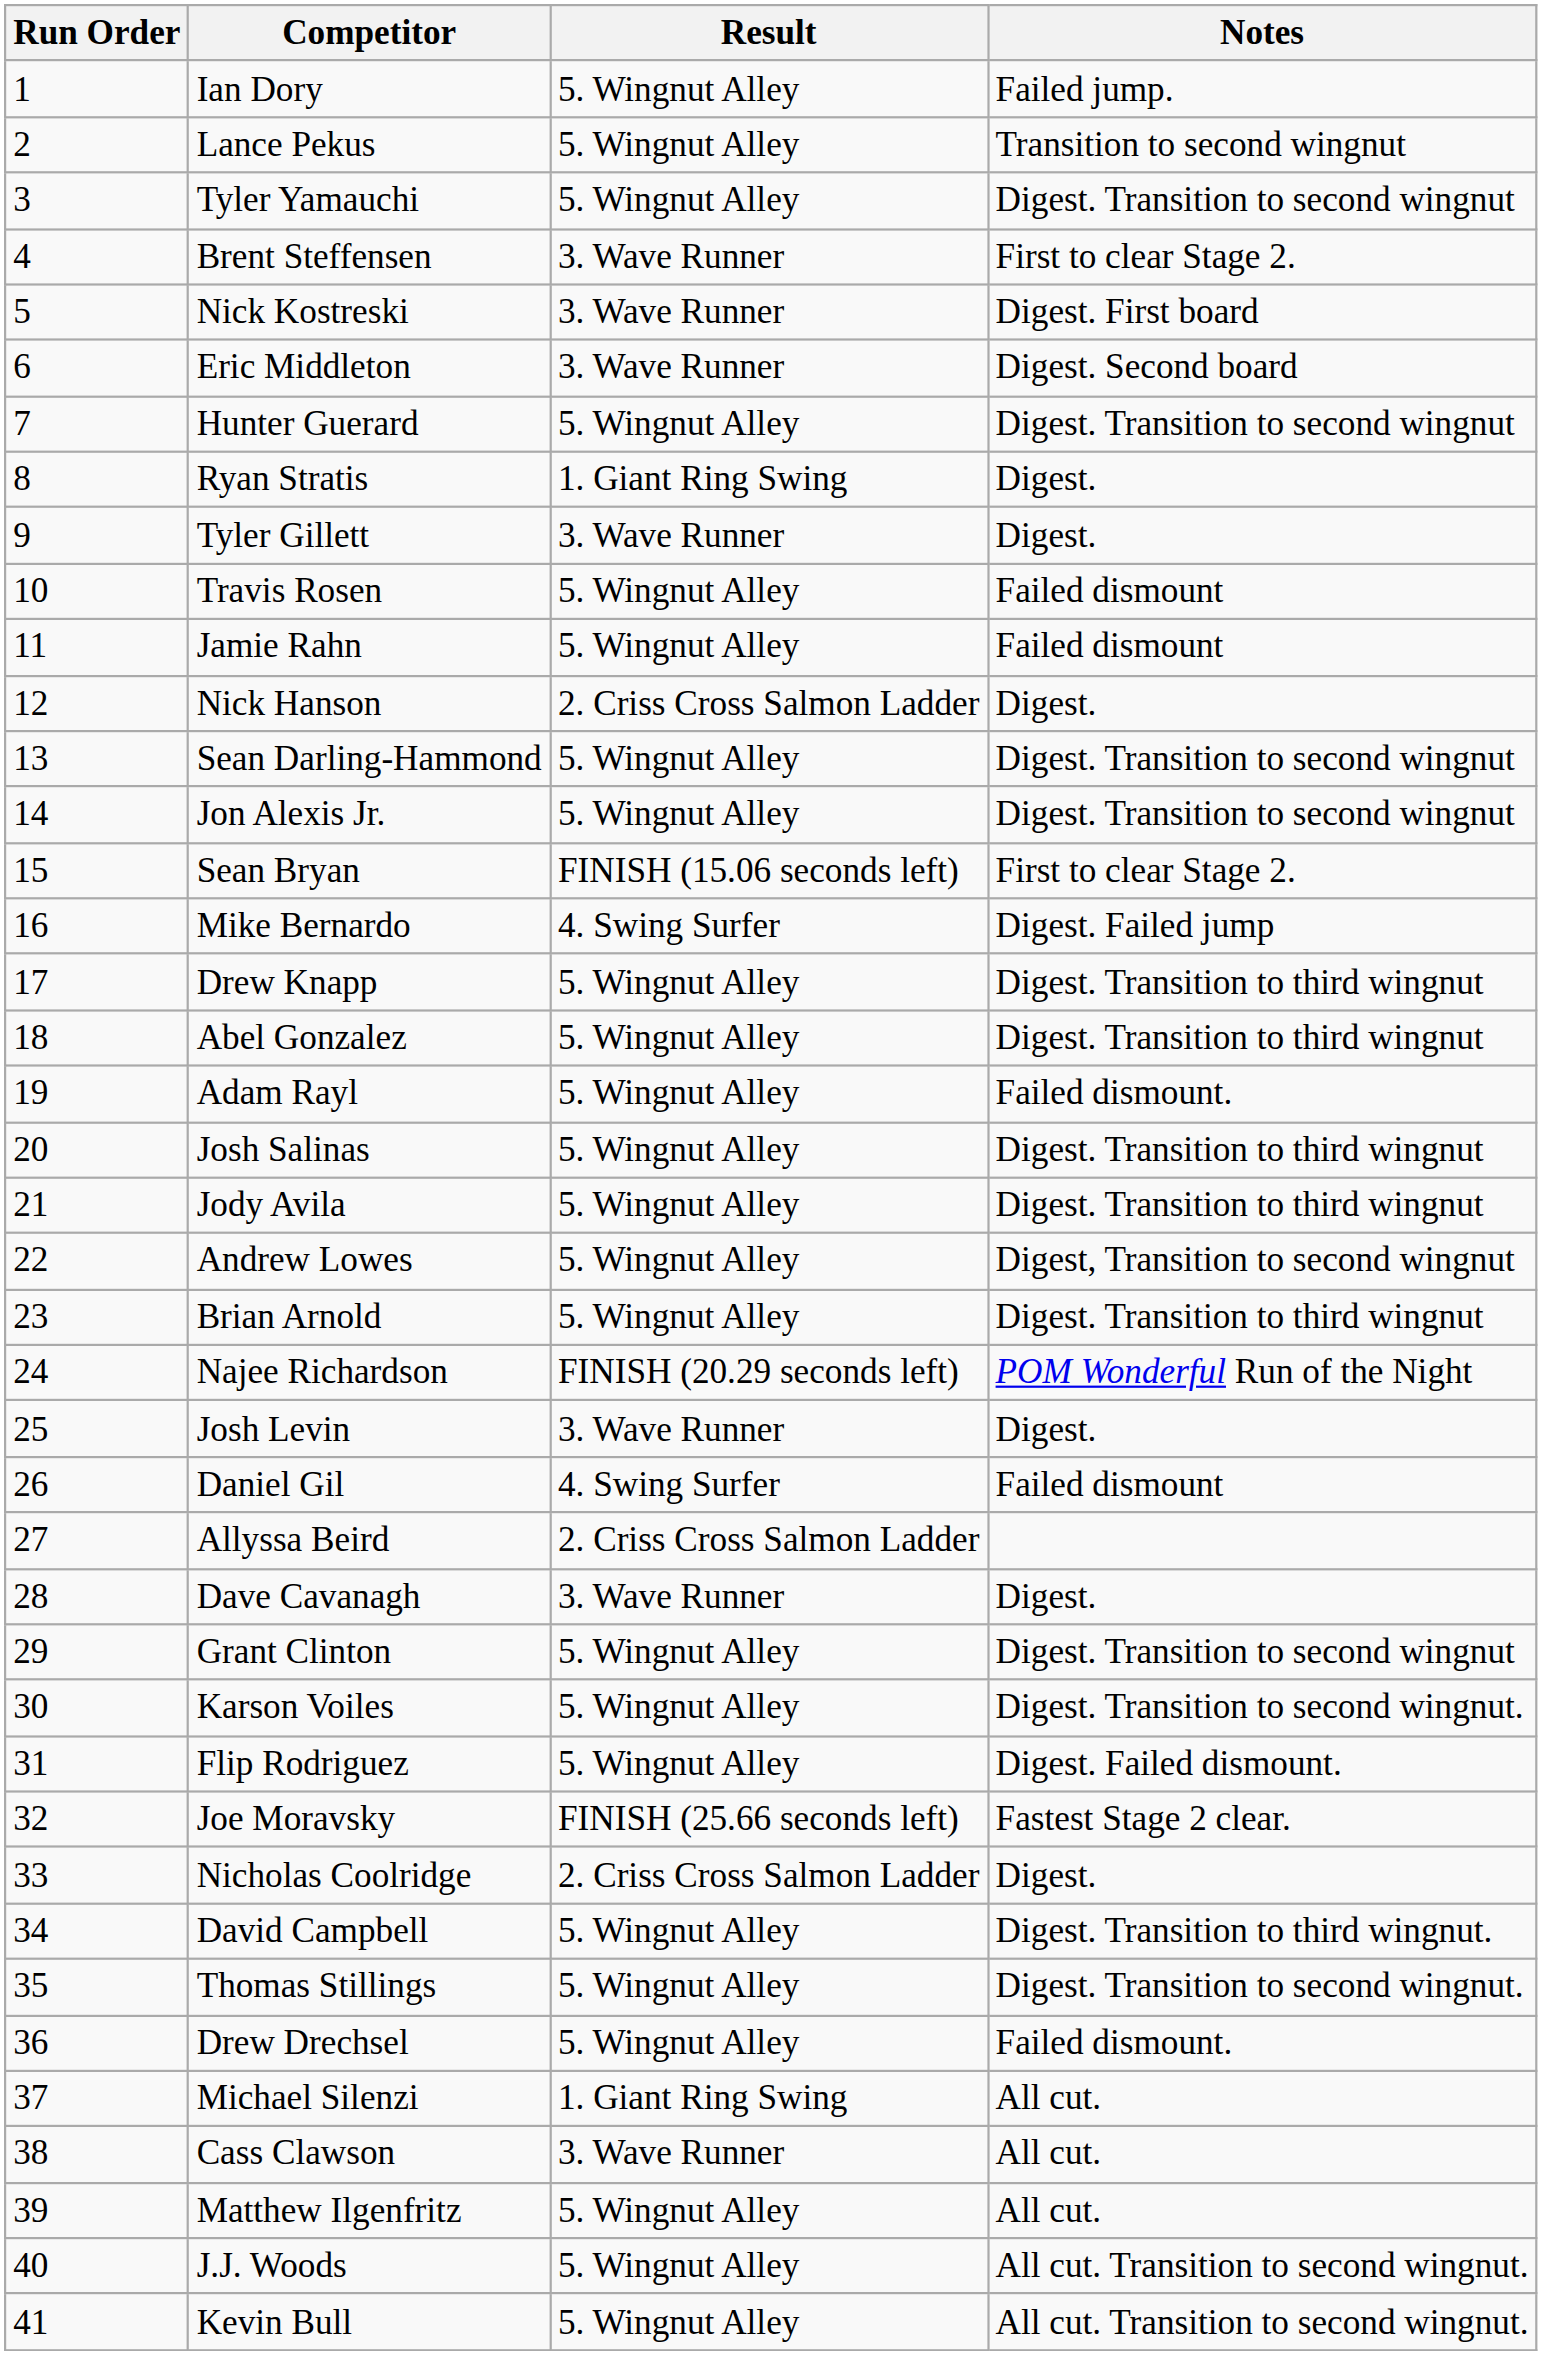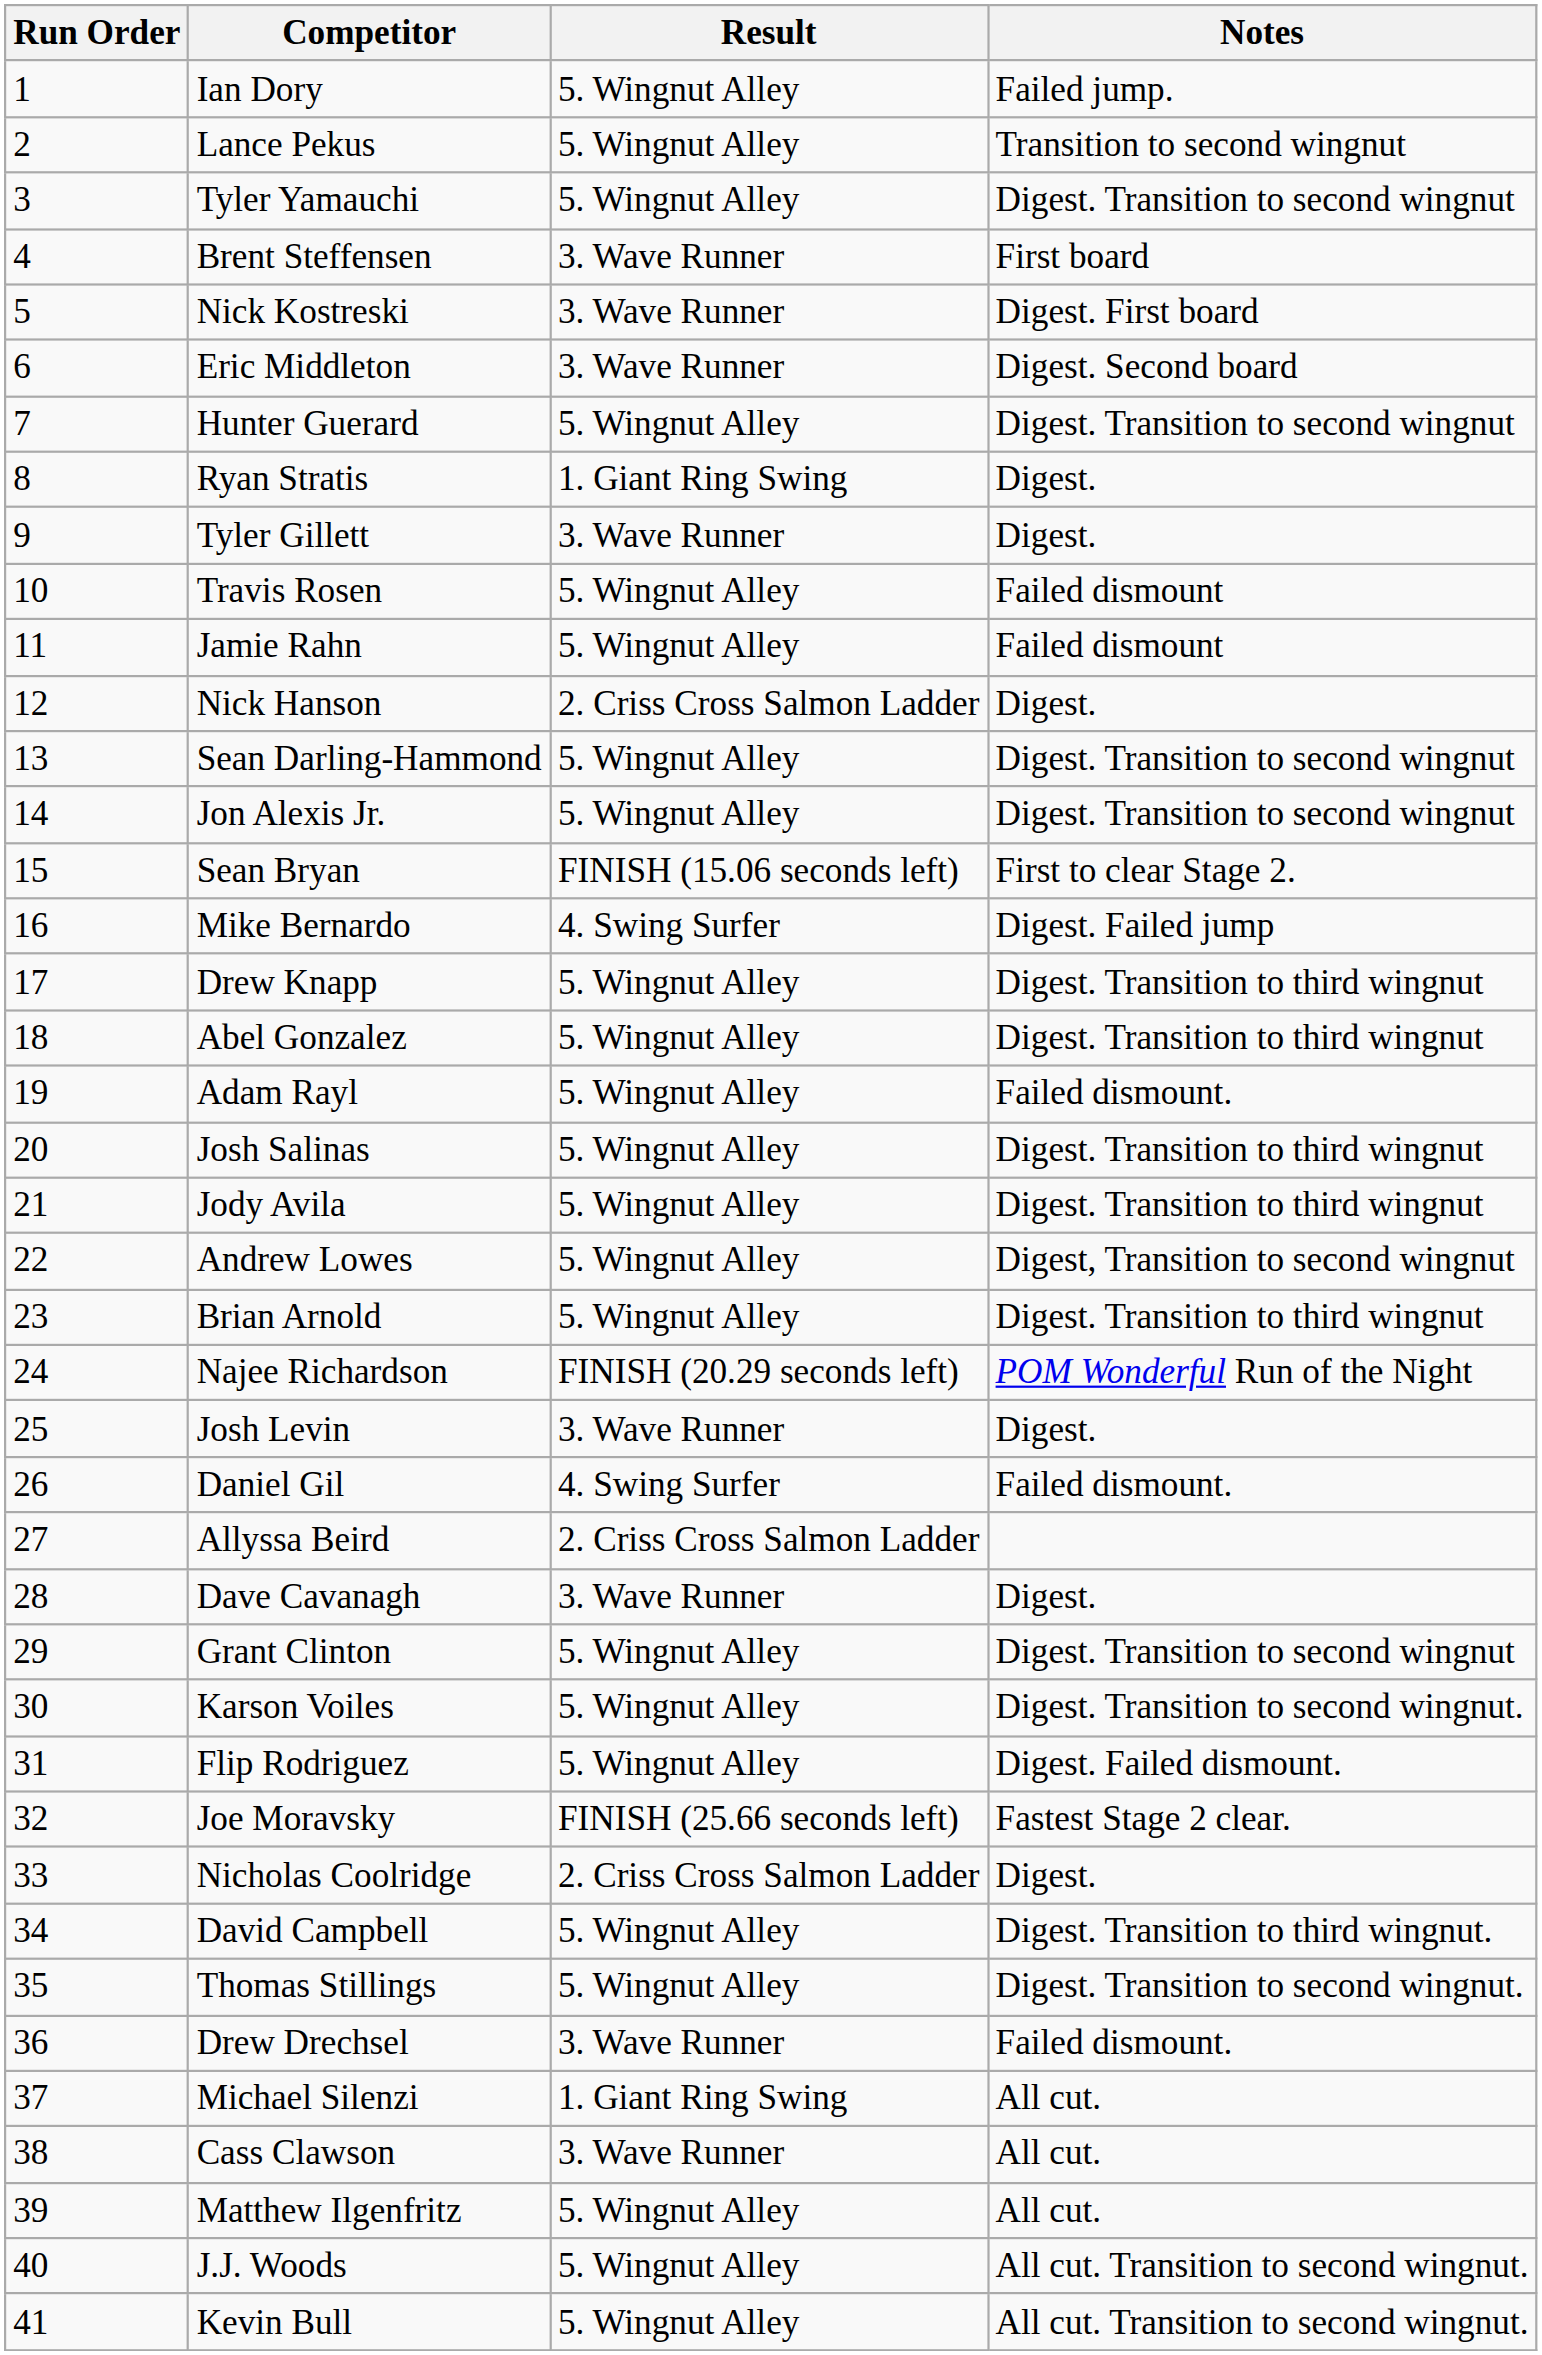(1146, 255) First to clear Stage 2. -> (1072, 255) First board
(1110, 1483) Failed dismount -> (1114, 1483) Failed dismount.
(679, 2042) 5. Wingnut Alley -> (671, 2042) 3. Wave Runner
